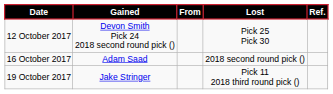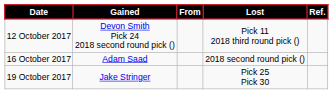(255, 36) Pick 25 Pick 30 -> (255, 36) Pick 11 2018 third round pick ()
(255, 78) Pick 11 2018 third round pick () -> (255, 78) Pick 25 Pick 30
